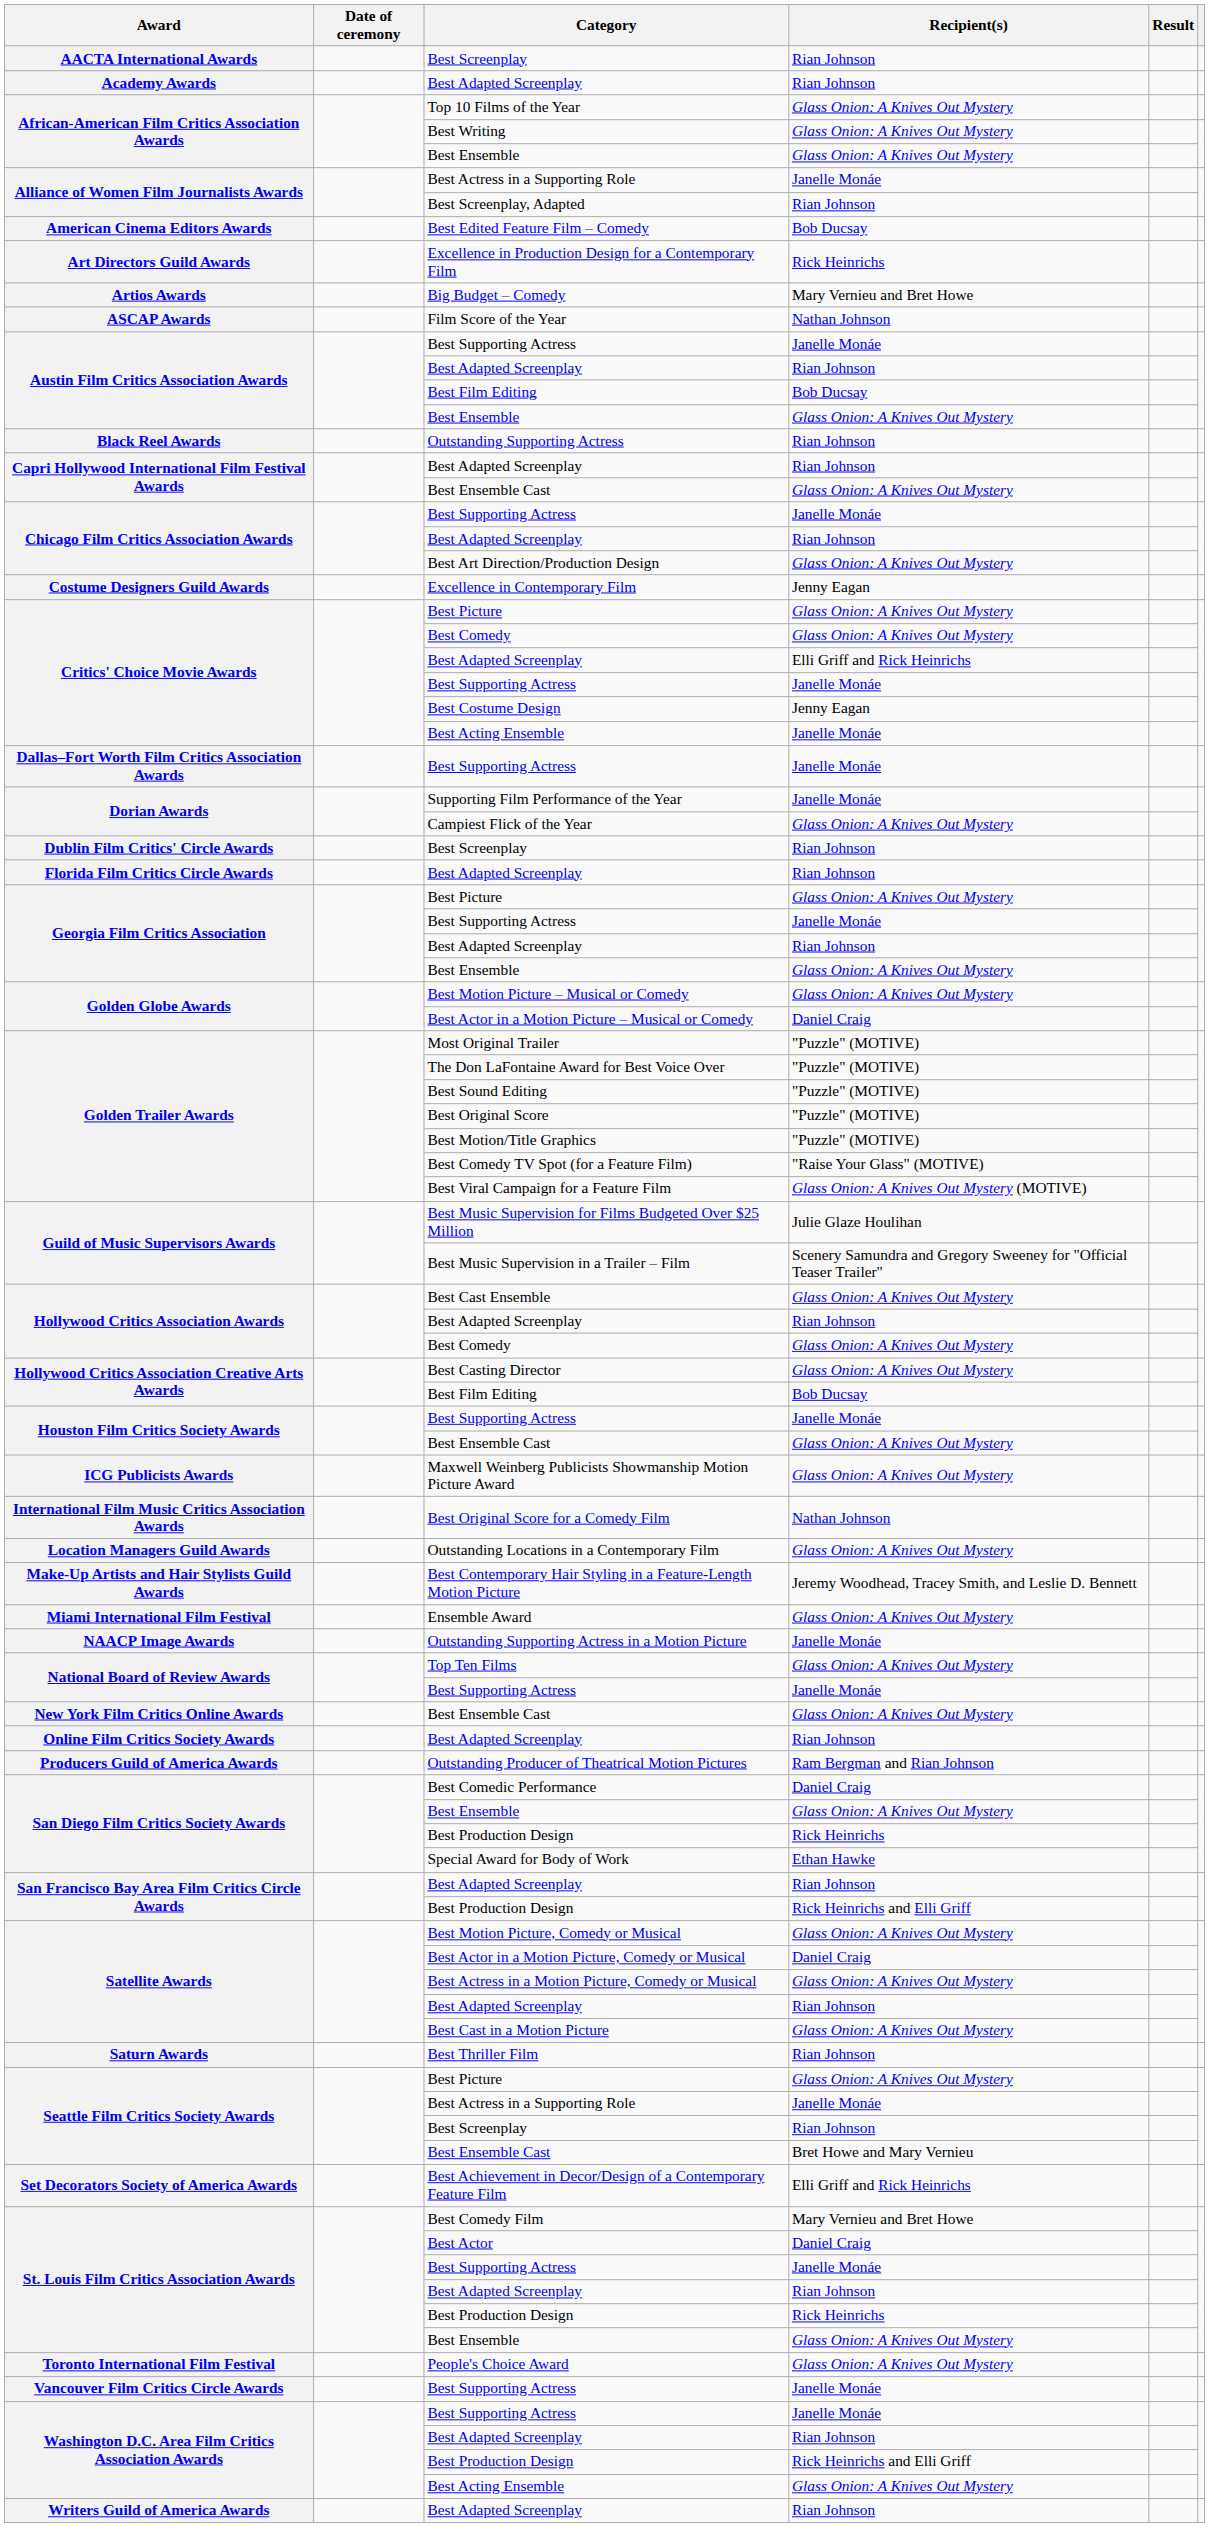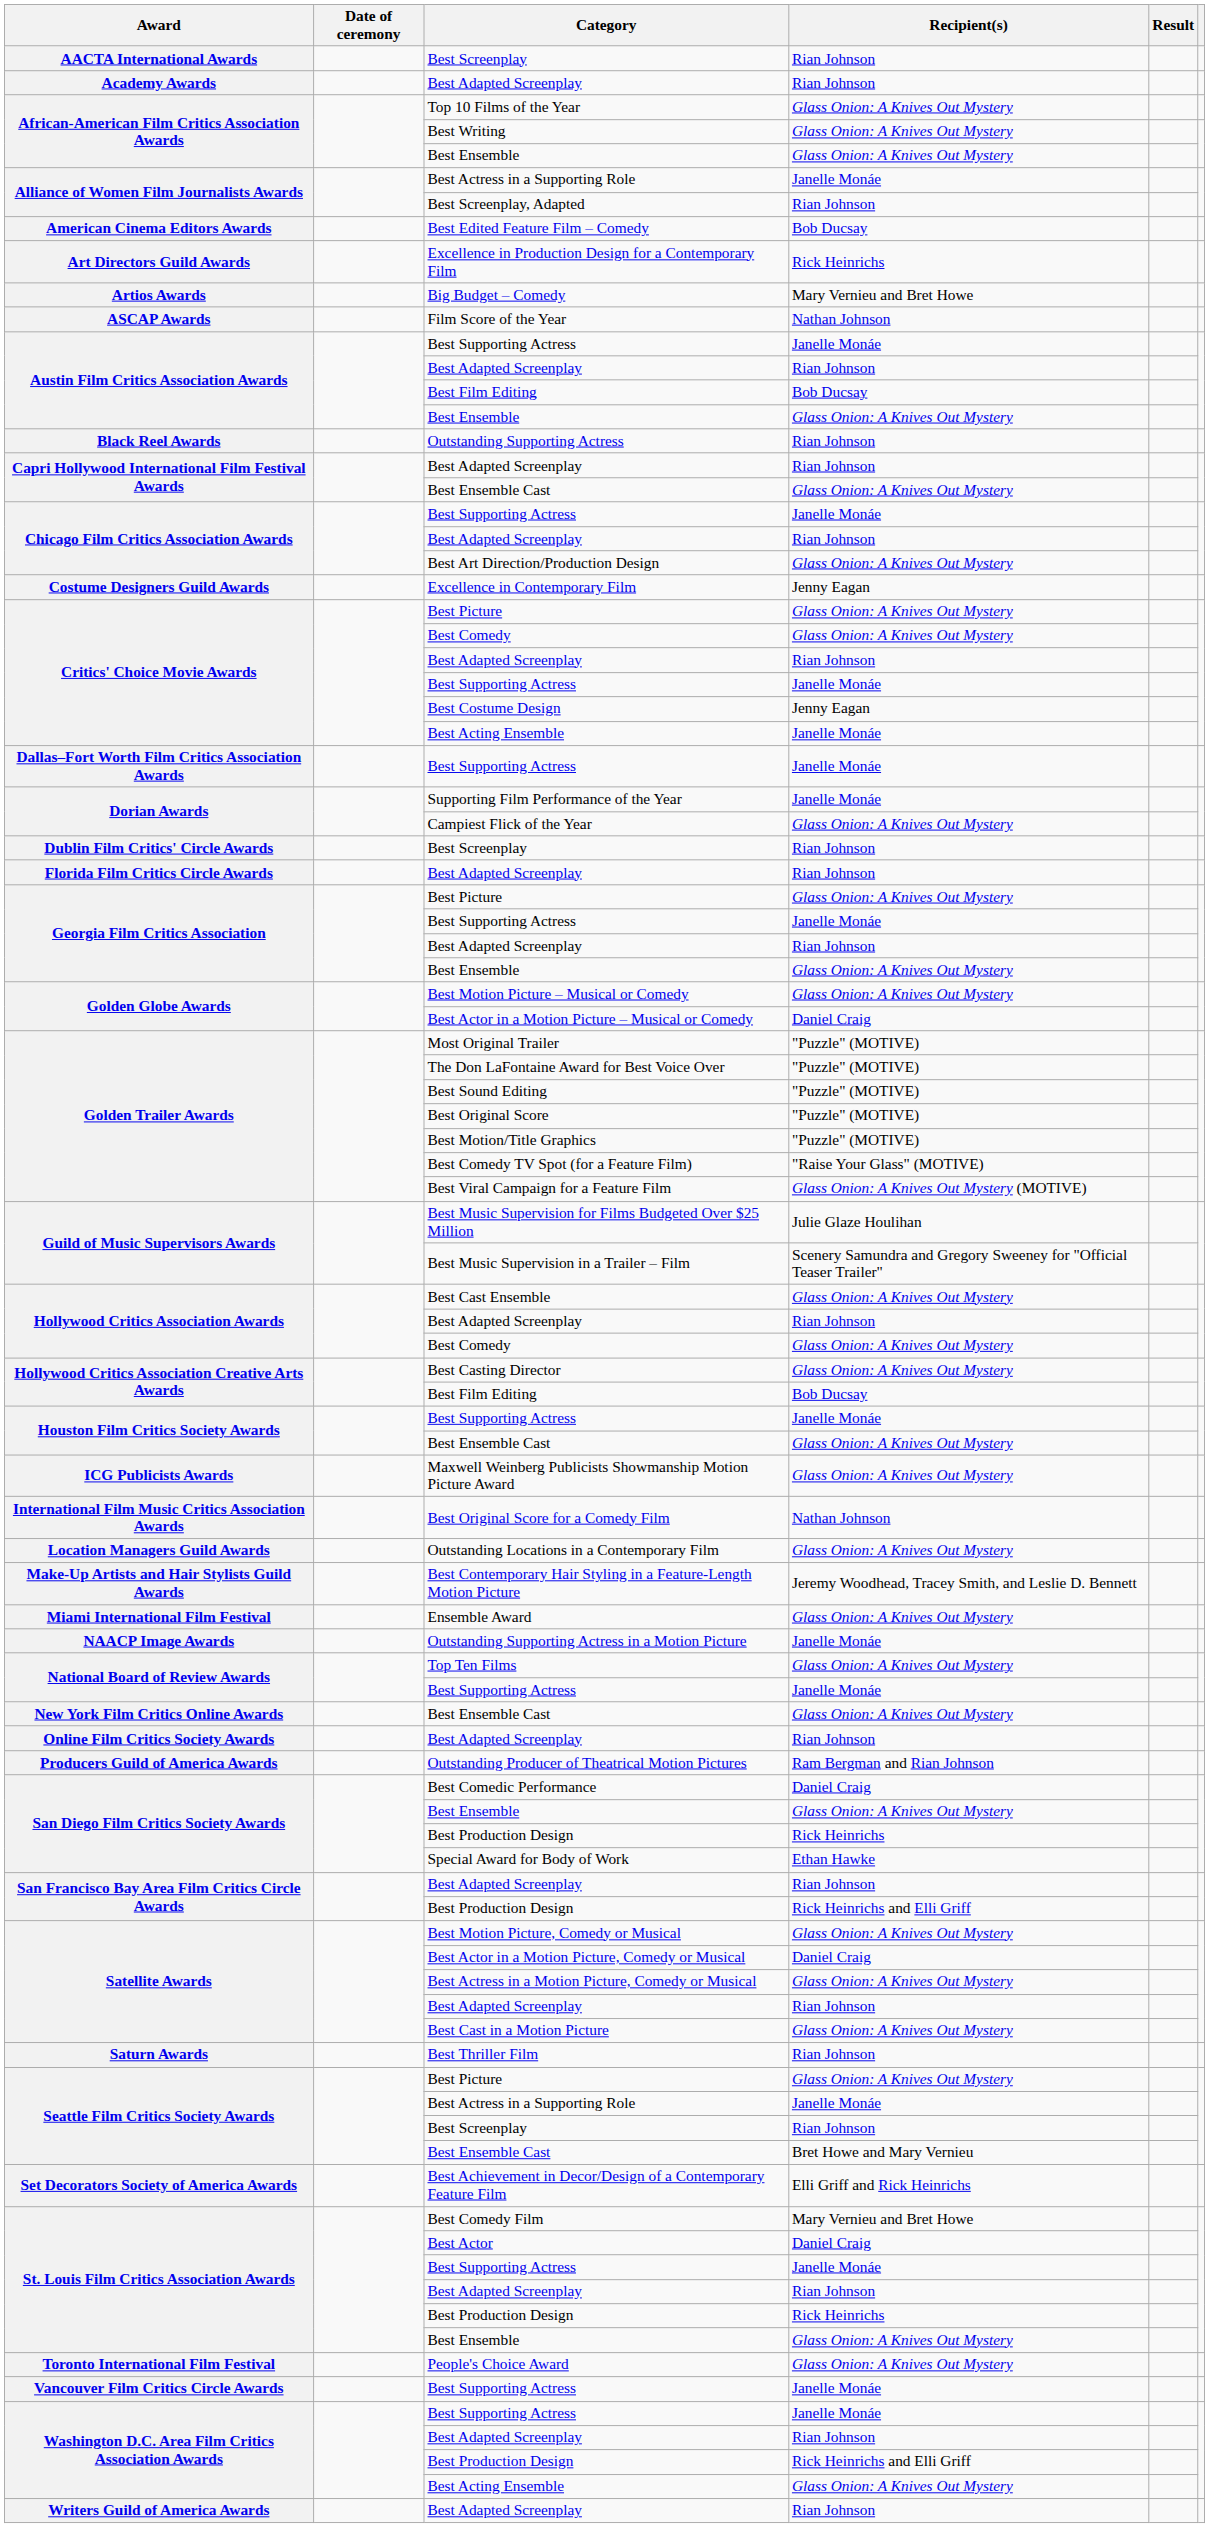(881, 660) Elli Griff and Rick Heinrichs -> (834, 660) Rian Johnson
